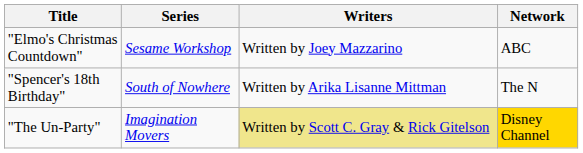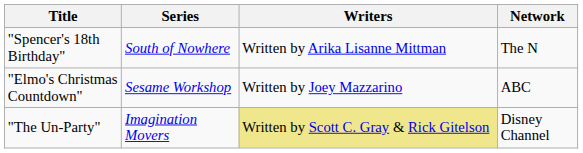rows swapped: (63, 47) <-> (54, 87)
(525, 127) gold background -> (525, 127) no background
